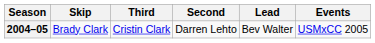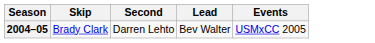- column: (142, 12)
